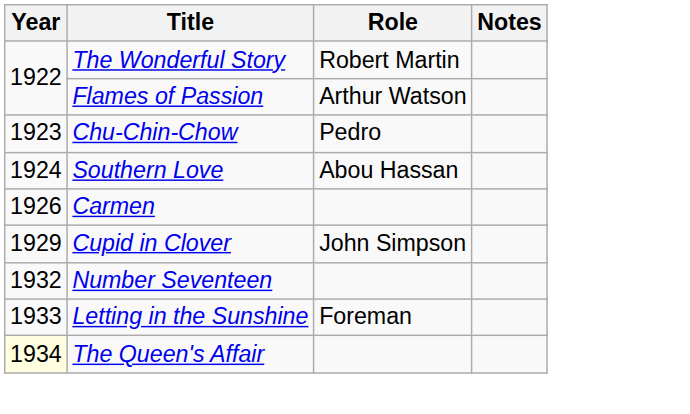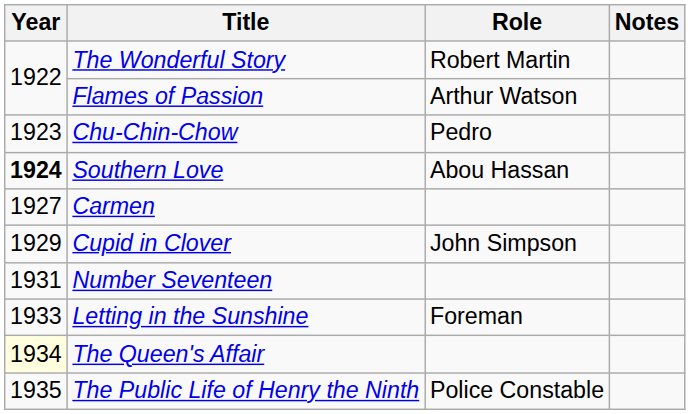(36, 170) normal -> (36, 170) bold
(36, 206) 1926 -> (36, 206) 1927
(36, 280) 1932 -> (36, 280) 1931
+ row: (246, 390)
